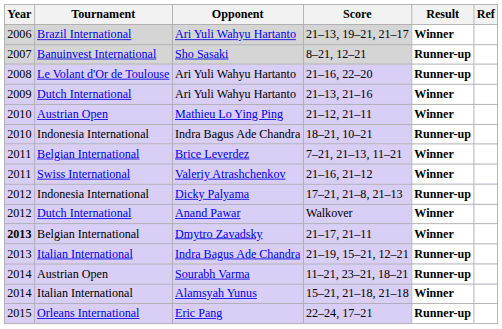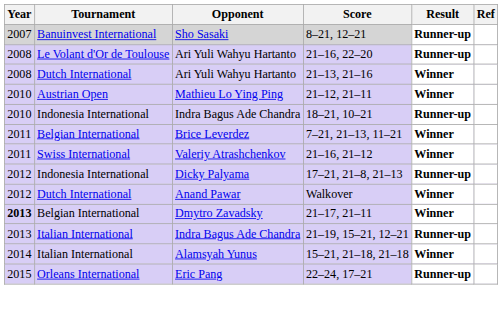- row: (357, 34)
(19, 94) 2009 -> (19, 74) 2008
- row: (357, 274)
